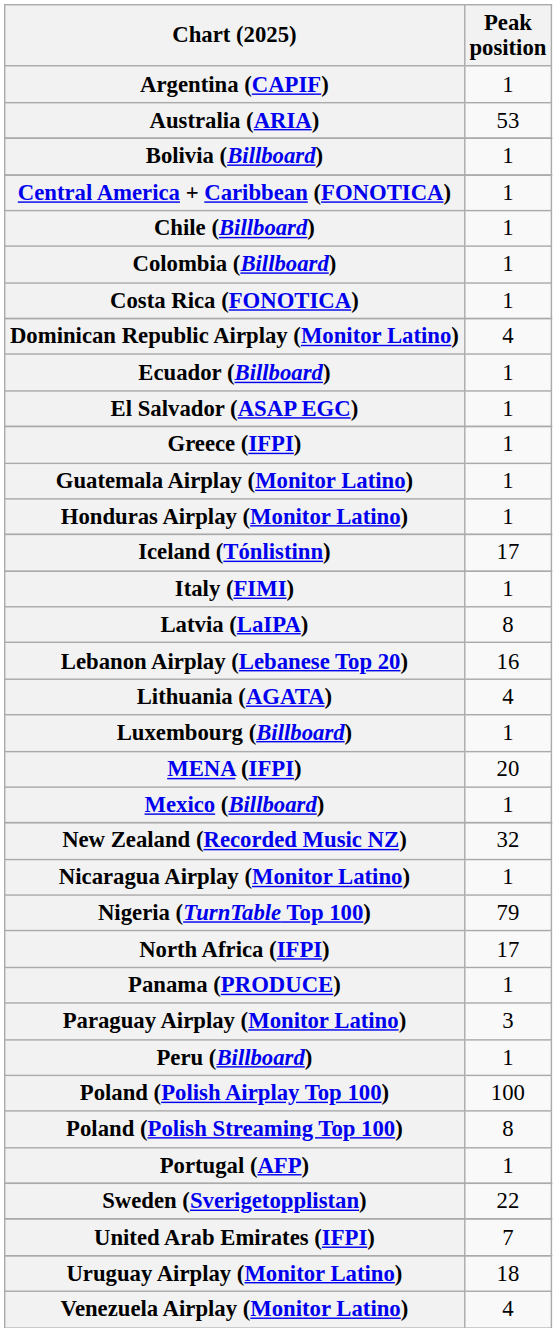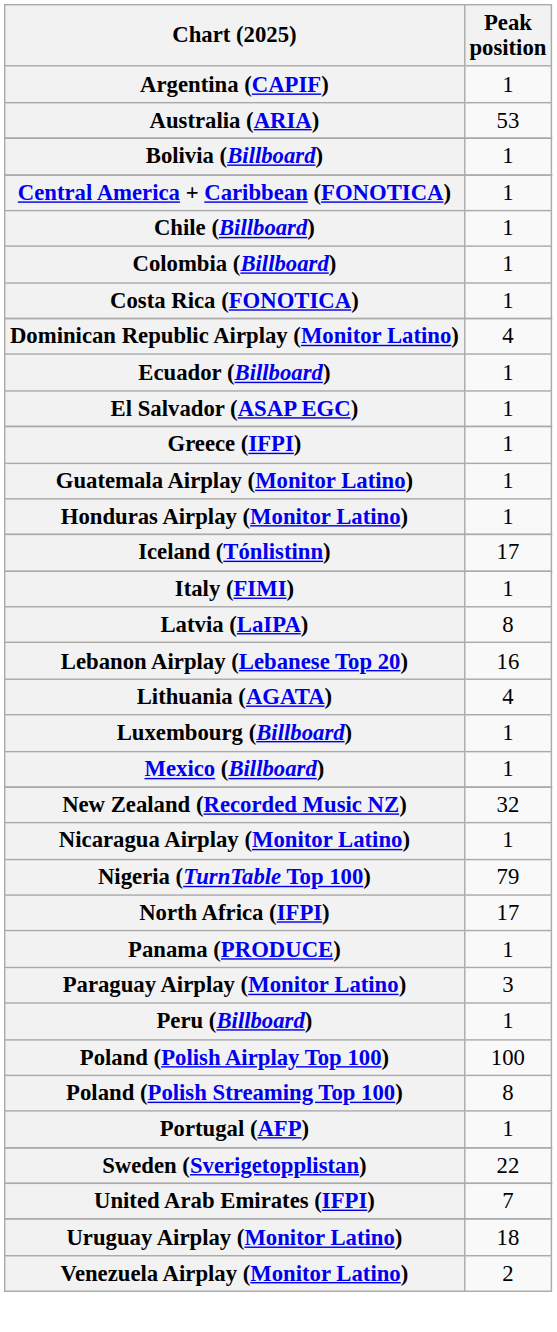- row: (234, 768)
(508, 1309) 4 -> (508, 1273) 2
